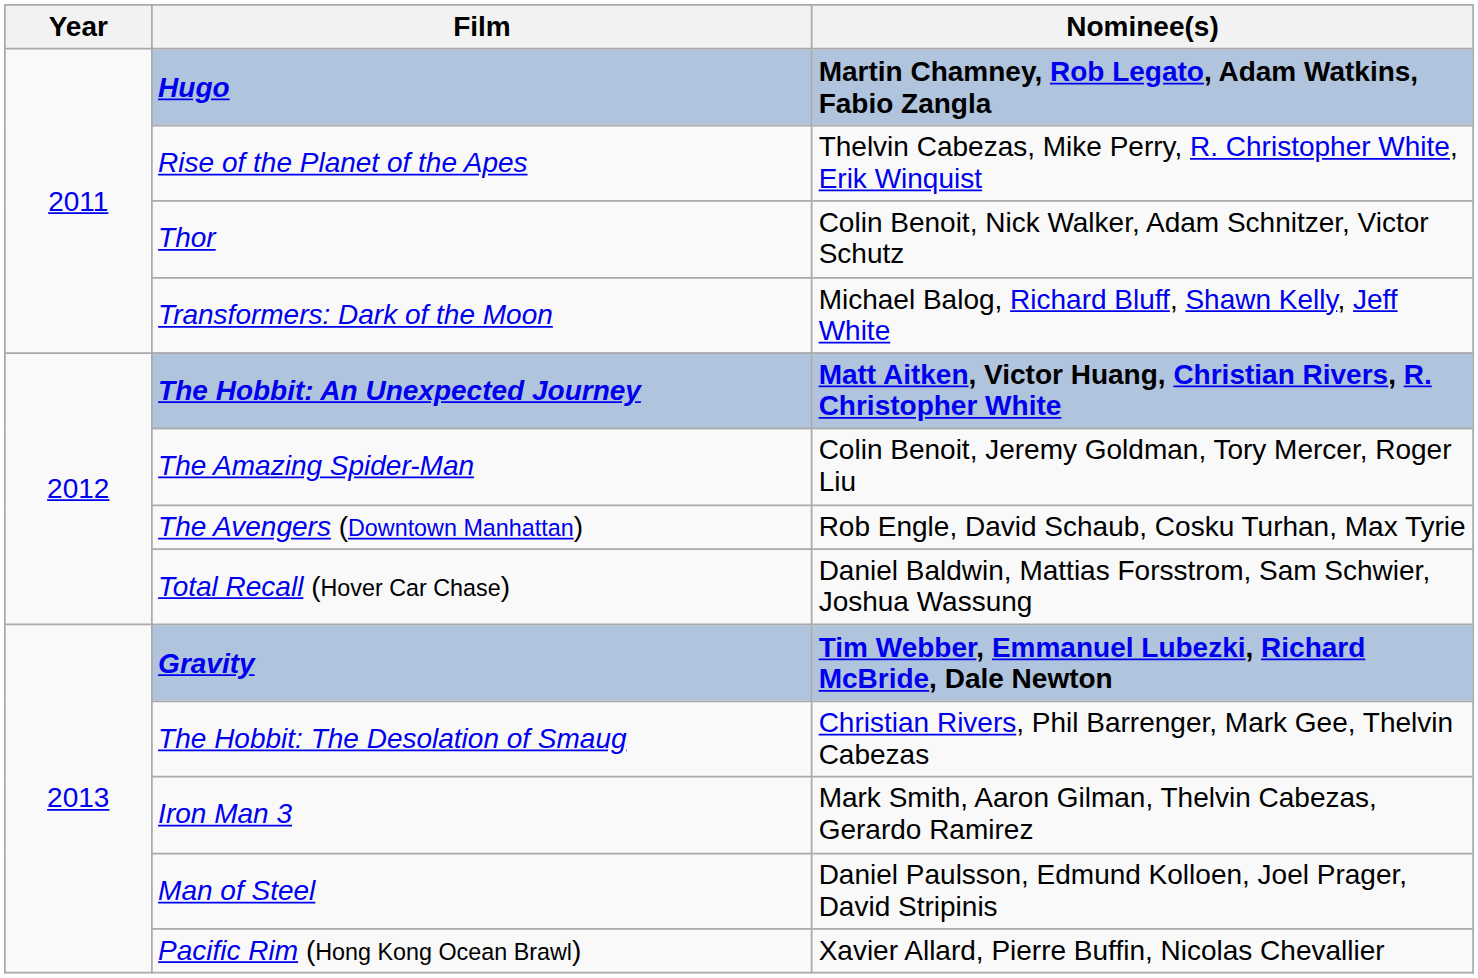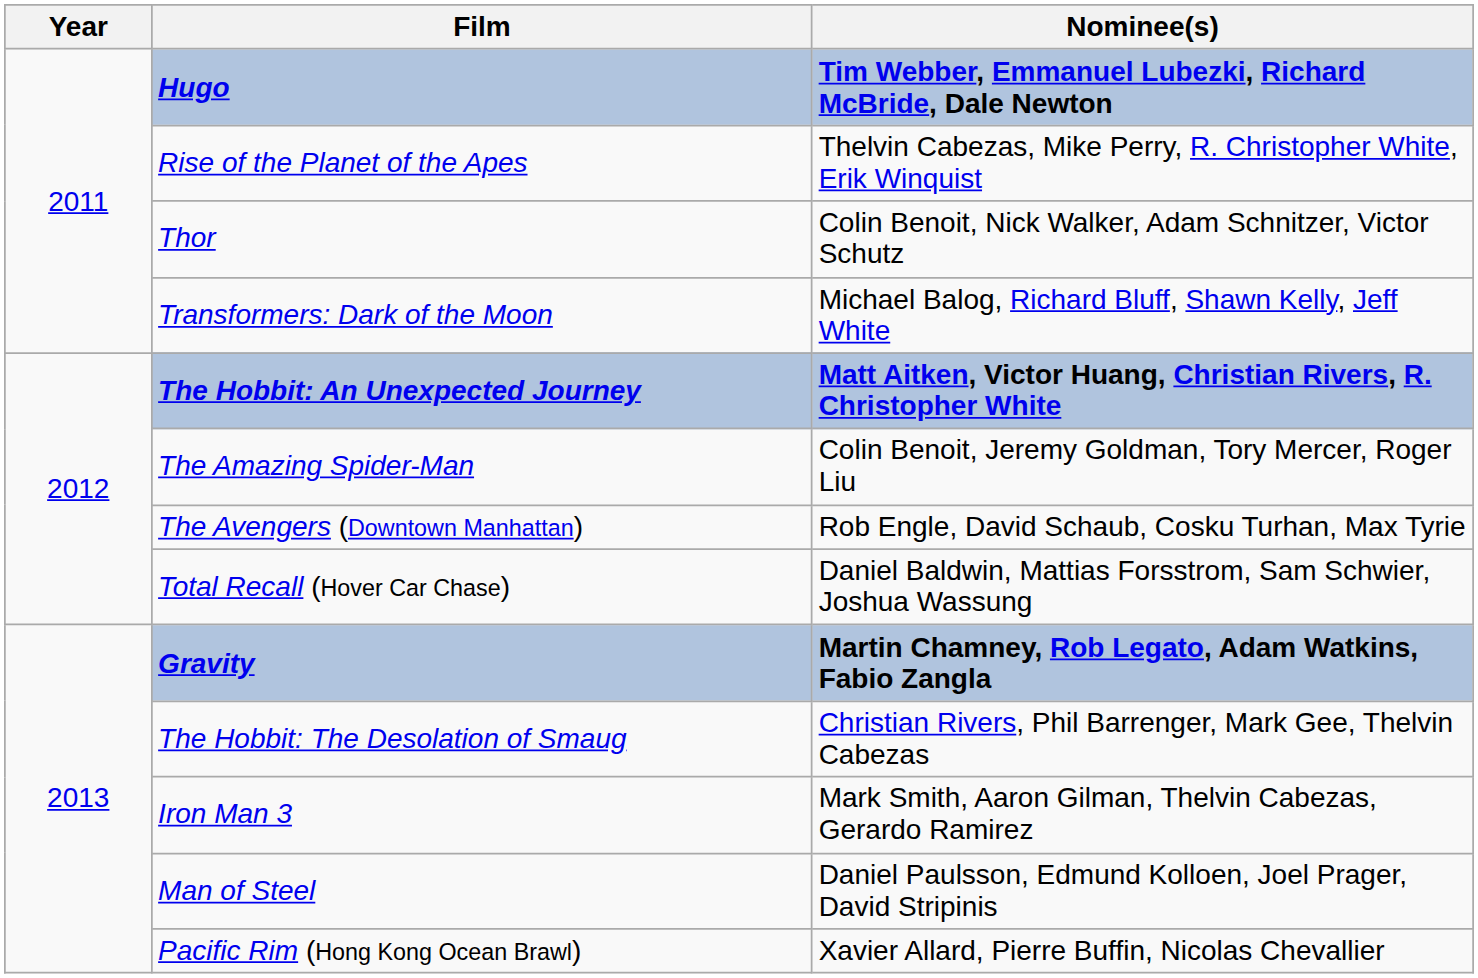(1118, 86) Martin Chamney, Rob Legato, Adam Watkins, Fabio Zangla -> (1092, 86) Tim Webber, Emmanuel Lubezki, Richard McBride, Dale Newton
(1092, 662) Tim Webber, Emmanuel Lubezki, Richard McBride, Dale Newton -> (1118, 662) Martin Chamney, Rob Legato, Adam Watkins, Fabio Zangla
